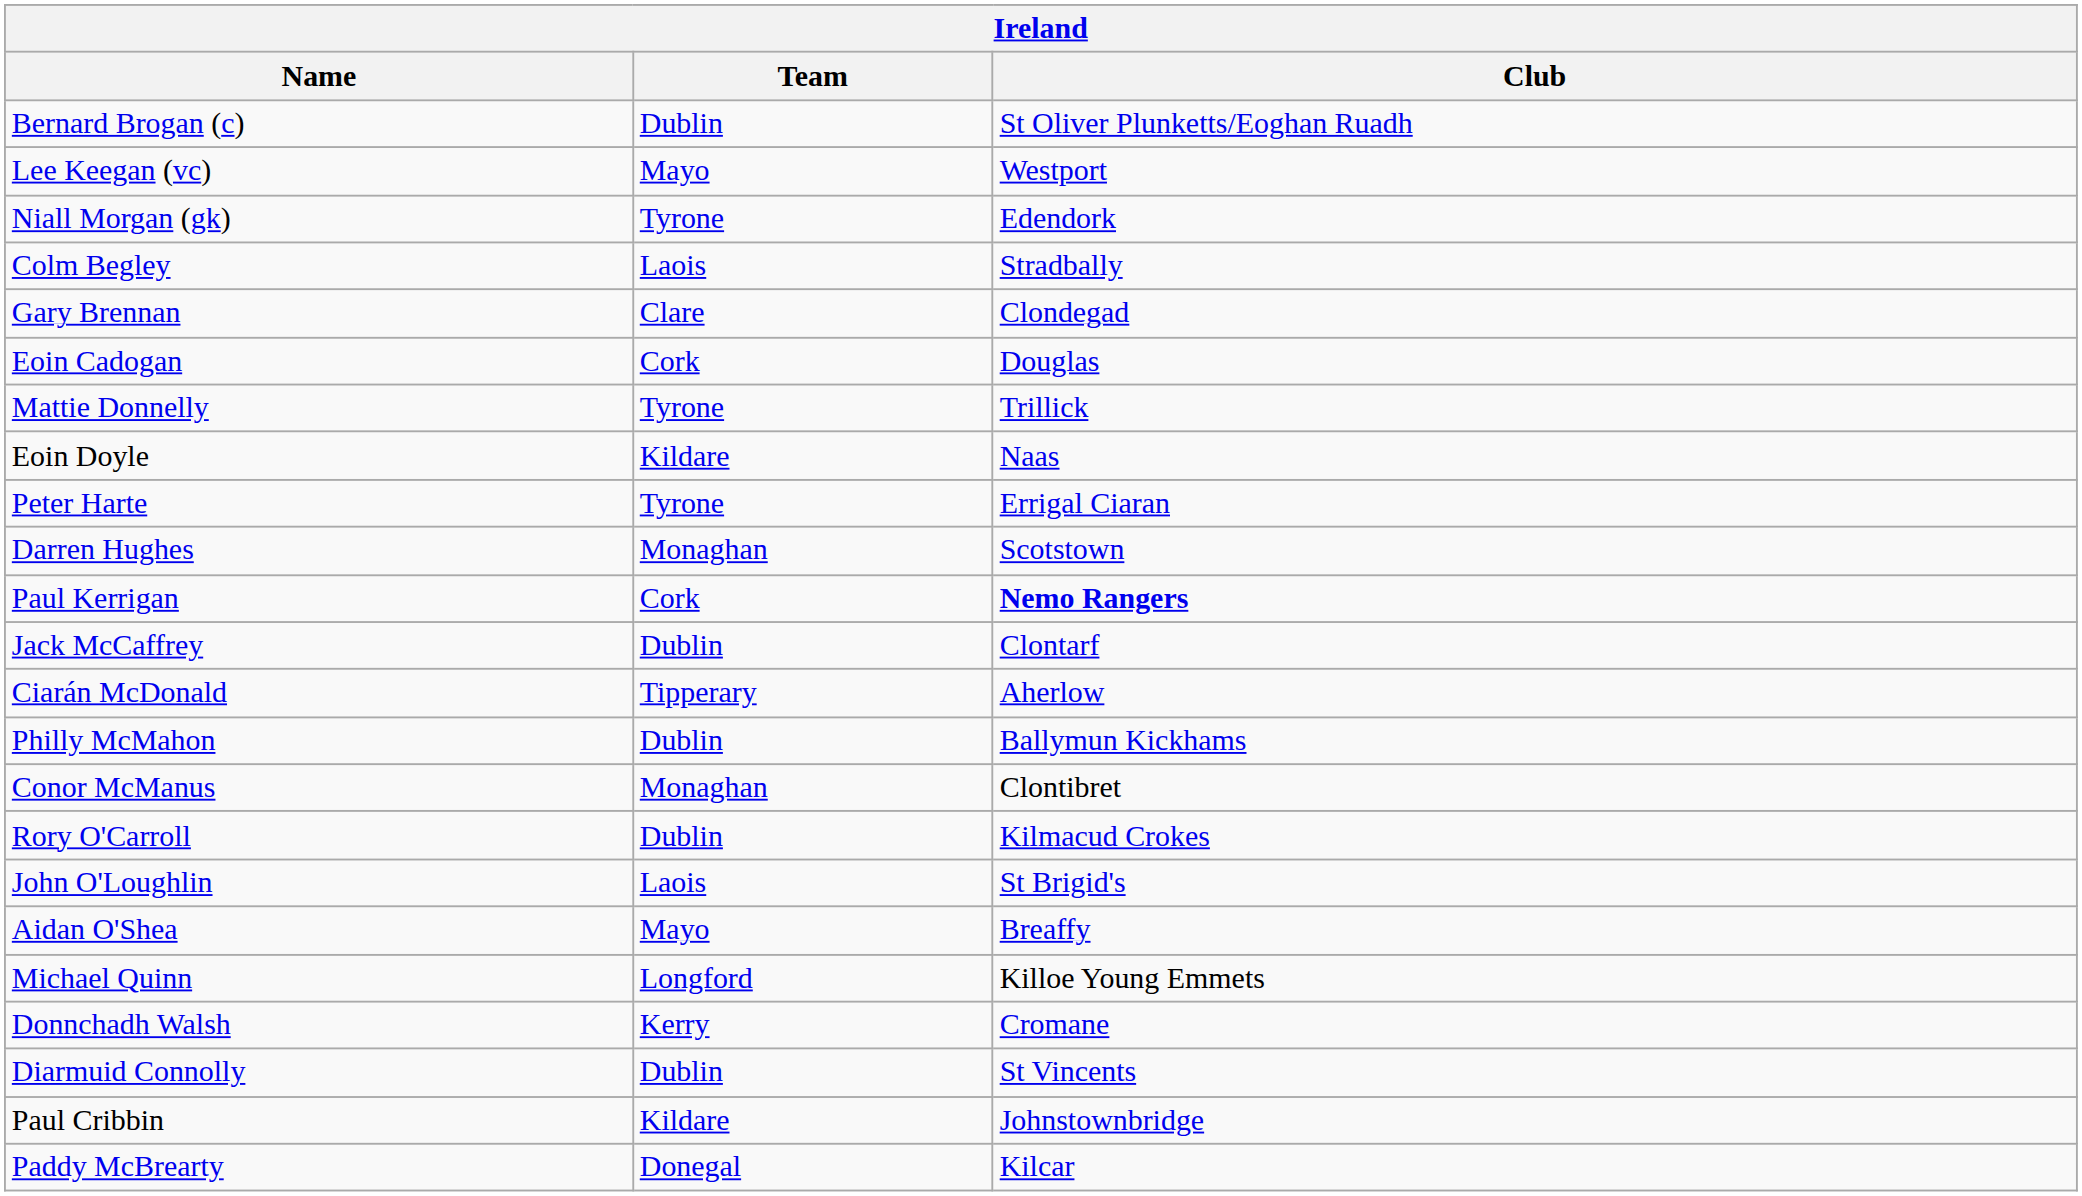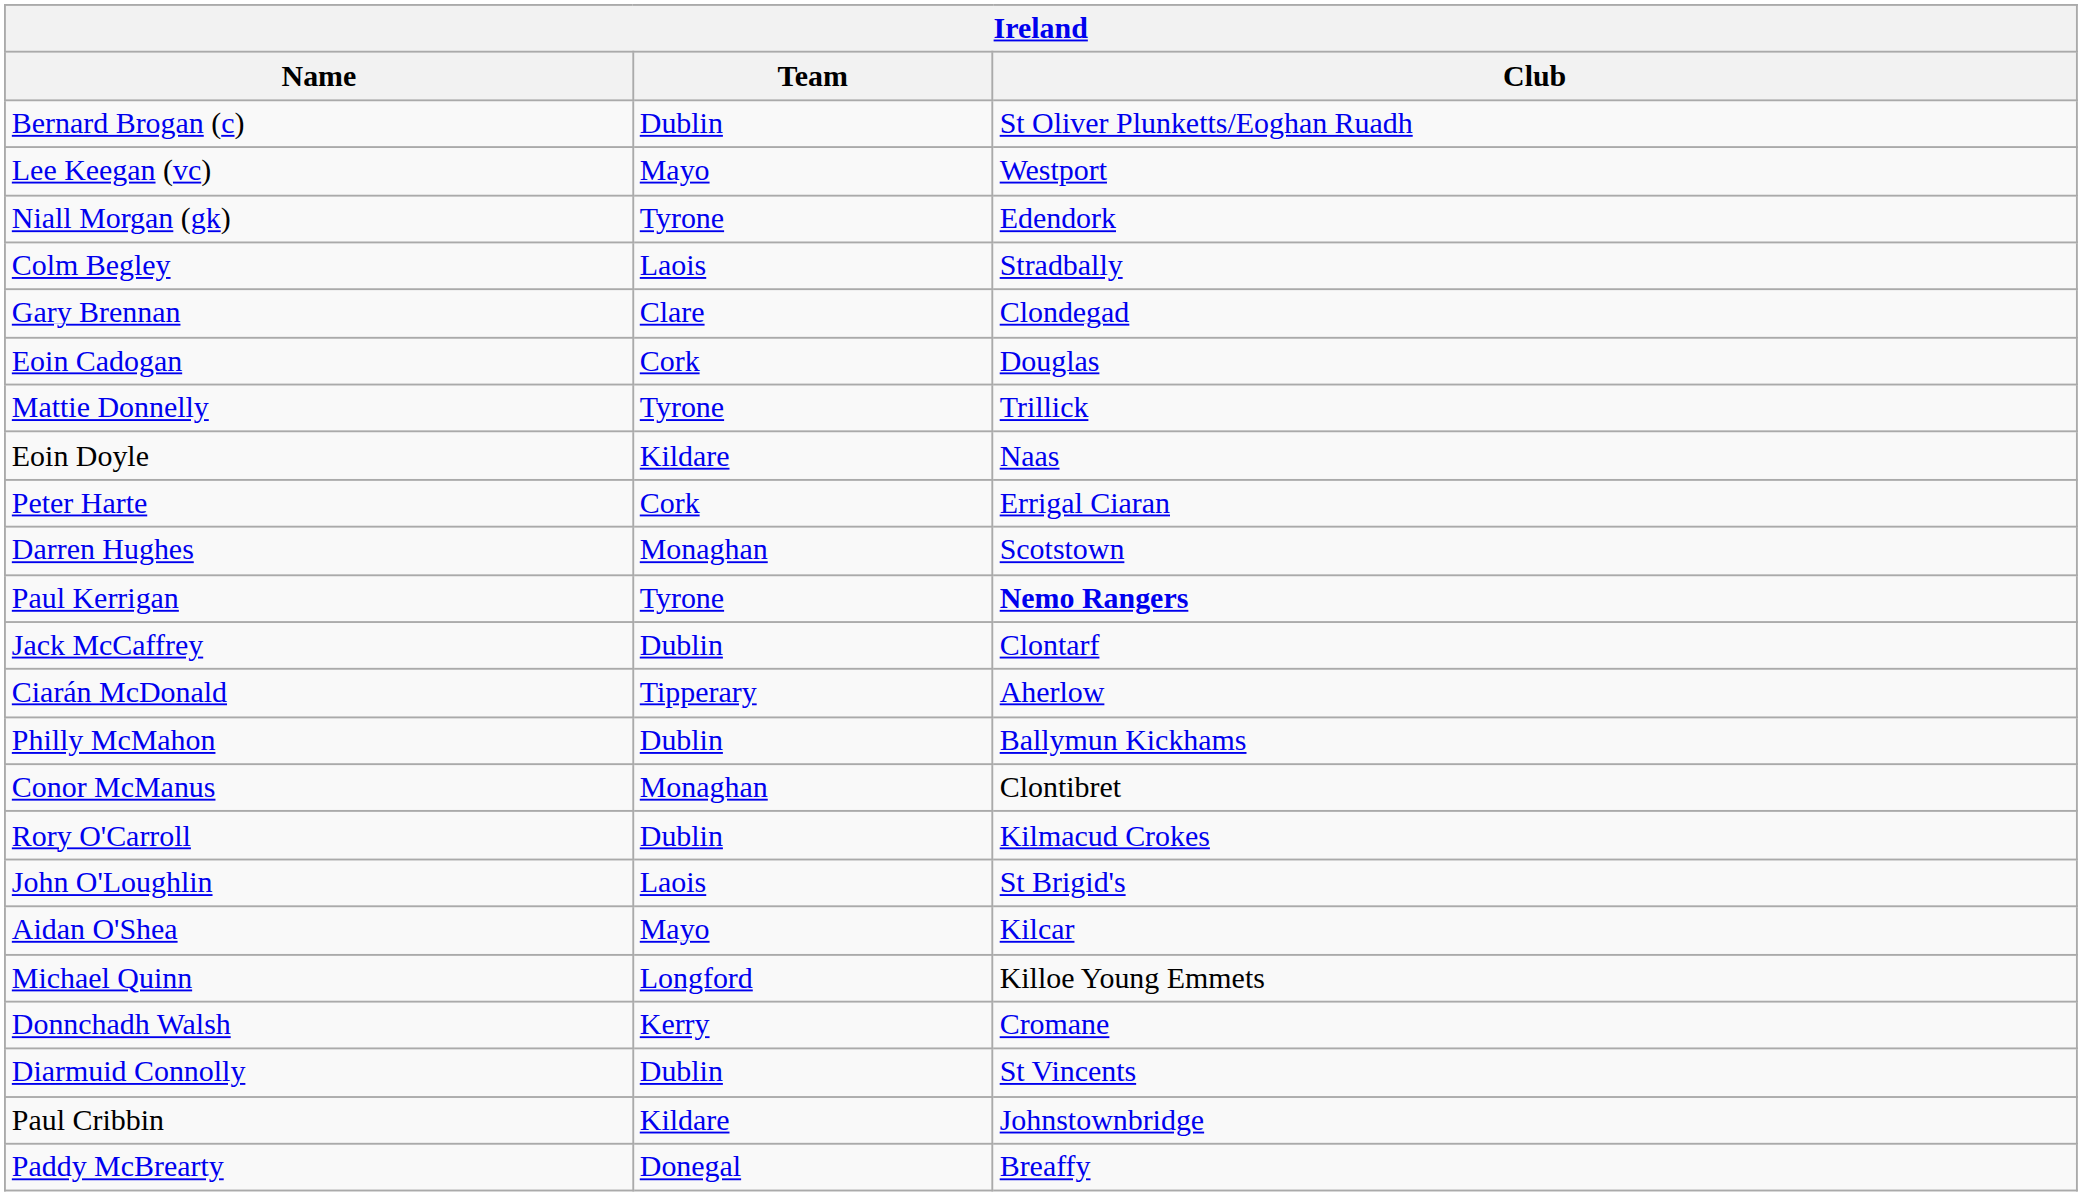(682, 502) Tyrone -> (670, 502) Cork
(670, 597) Cork -> (682, 597) Tyrone
(1045, 929) Breaffy -> (1037, 929) Kilcar
(1037, 1167) Kilcar -> (1045, 1167) Breaffy
